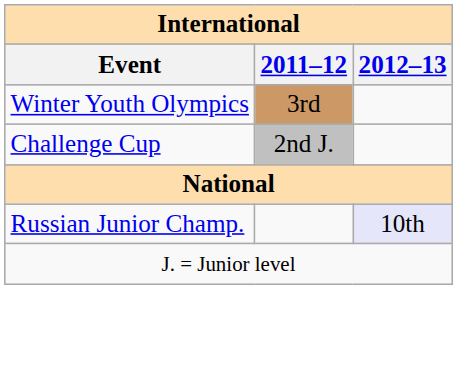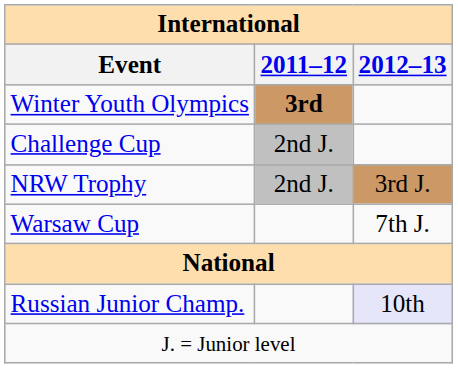(304, 104) normal -> (304, 104) bold
+ row: (78, 183)
+ row: (75, 223)
